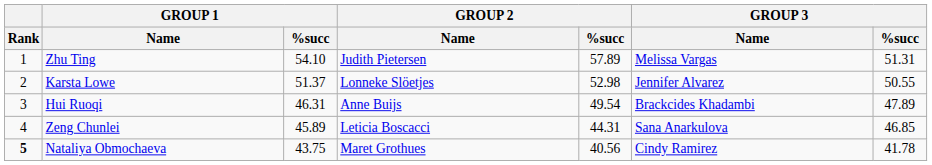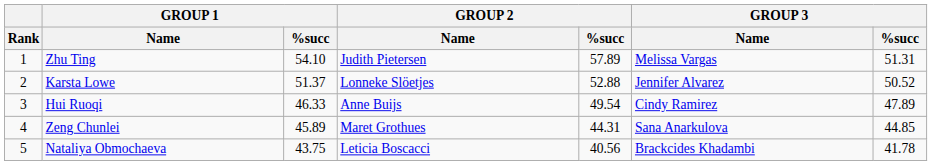(605, 83) 52.98 -> (605, 83) 52.88
(900, 83) 50.55 -> (900, 83) 50.52
(310, 105) 46.31 -> (310, 105) 46.33
(695, 105) Brackcides Khadambi -> (676, 105) Cindy Ramirez
(385, 127) Leticia Boscacci -> (383, 127) Maret Grothues
(900, 127) 46.85 -> (900, 127) 44.85
(23, 150) bold -> (23, 150) normal
(383, 150) Maret Grothues -> (385, 150) Leticia Boscacci
(676, 150) Cindy Ramirez -> (695, 150) Brackcides Khadambi
